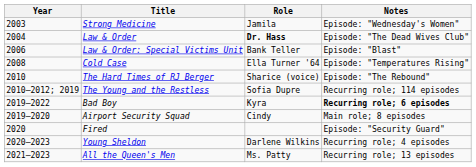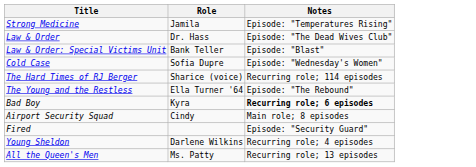- column: (43, 11)
(391, 24) Episode: "Wednesday's Women" -> (320, 24) Episode: "Temperatures Rising"
(266, 37) bold -> (190, 37) normal
(283, 63) Ella Turner '64 -> (197, 63) Sofia Dupre
(396, 63) Episode: "Temperatures Rising" -> (315, 63) Episode: "Wednesday's Women"
(377, 77) Episode: "The Rebound" -> (315, 77) Recurring role; 114 episodes
(274, 90) Sofia Dupre -> (207, 90) Ella Turner '64
(391, 90) Recurring role; 114 episodes -> (300, 90) Episode: "The Rebound"
